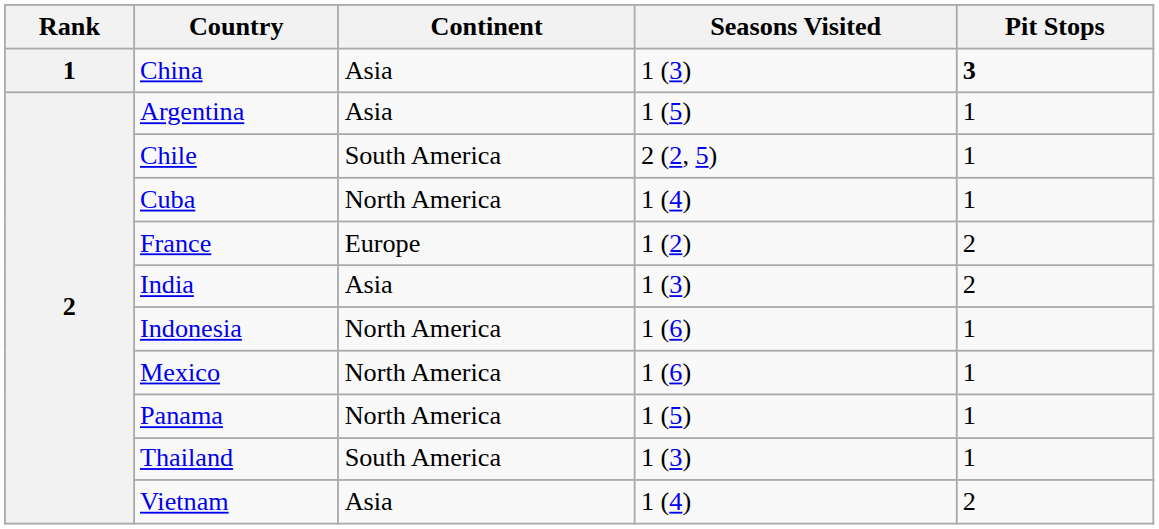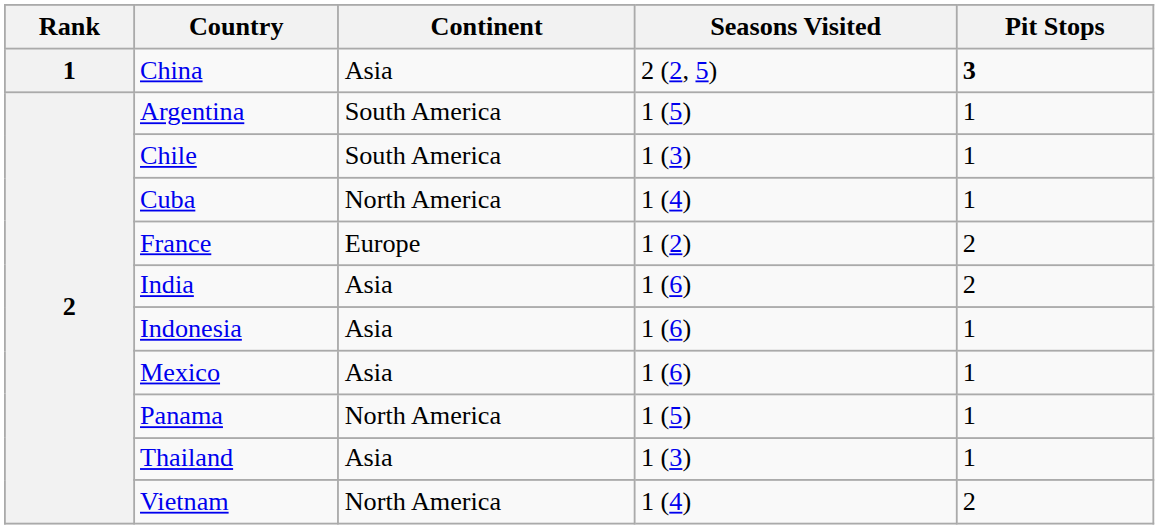(666, 69) 1 (3) -> (679, 69) 2 (2, 5)
(369, 112) Asia -> (423, 112) South America
(679, 156) 2 (2, 5) -> (666, 156) 1 (3)
(666, 285) 1 (3) -> (666, 285) 1 (6)
(423, 329) North America -> (369, 329) Asia
(423, 372) North America -> (369, 372) Asia
(423, 458) South America -> (369, 458) Asia
(369, 501) Asia -> (423, 501) North America
